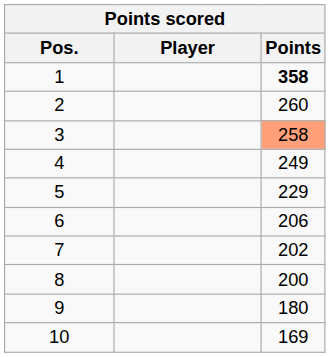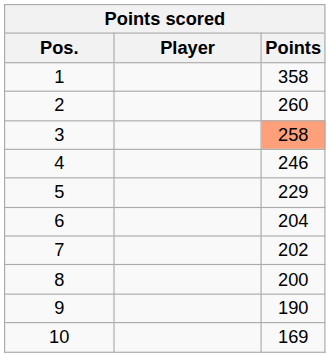(293, 76) bold -> (293, 76) normal
(293, 163) 249 -> (293, 163) 246
(293, 221) 206 -> (293, 221) 204
(293, 308) 180 -> (293, 308) 190
